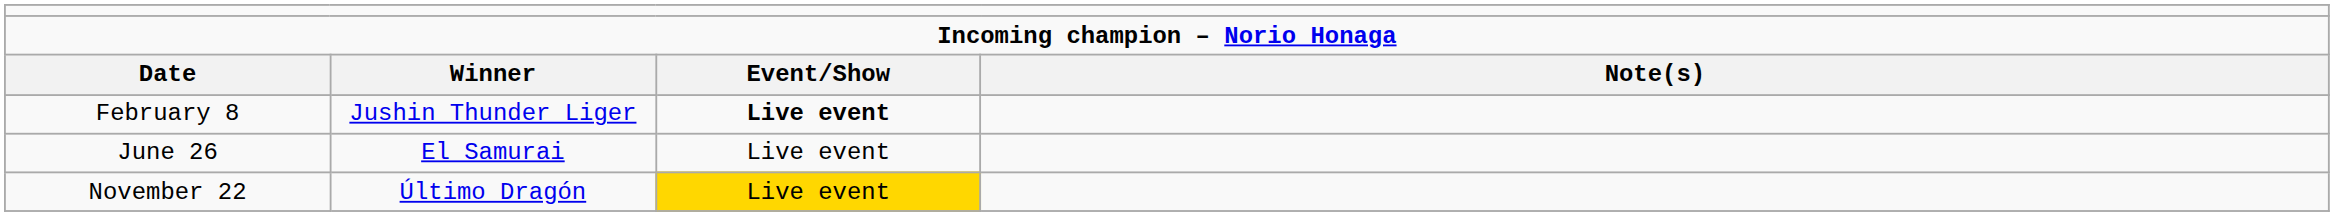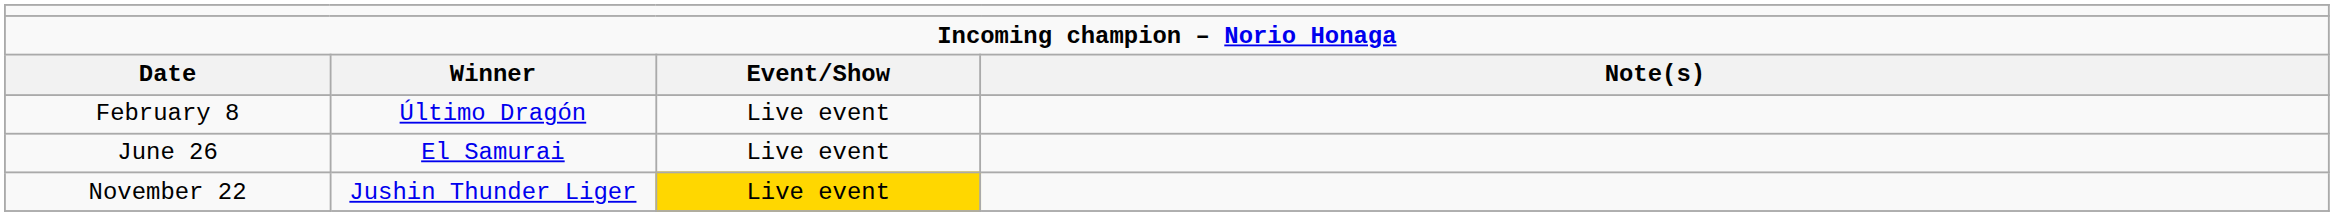(493, 114) Jushin Thunder Liger -> (493, 114) Último Dragón
(818, 114) bold -> (818, 114) normal
(493, 192) Último Dragón -> (493, 192) Jushin Thunder Liger
